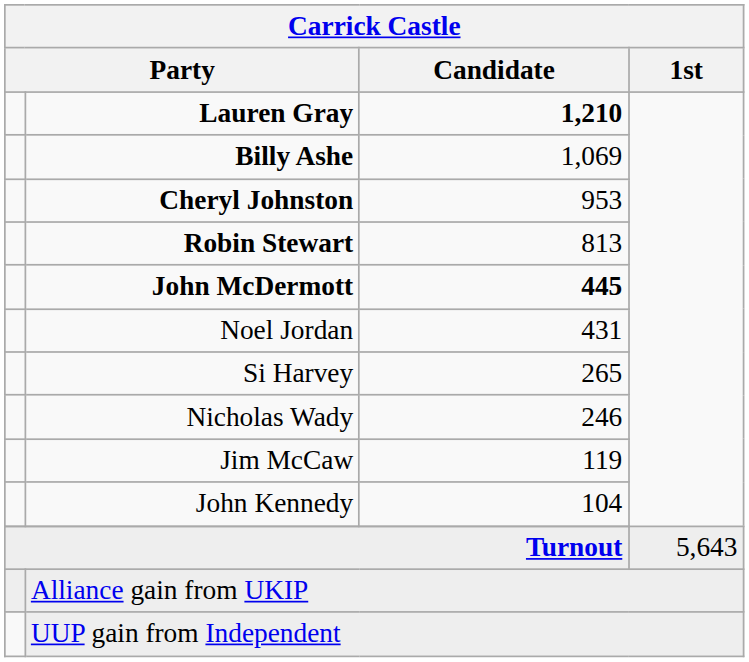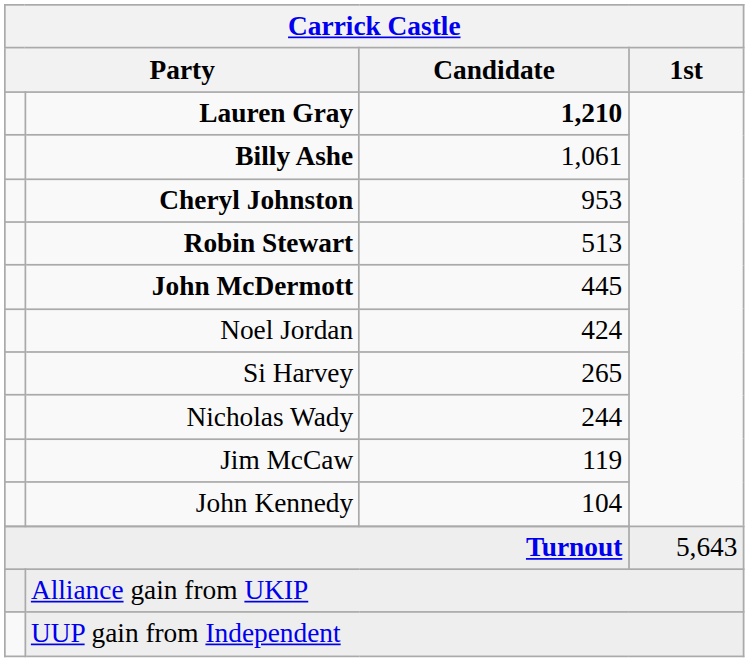(591, 156) 1,069 -> (591, 156) 1,061
(602, 243) 813 -> (602, 243) 513
(602, 286) bold -> (602, 286) normal
(602, 329) 431 -> (602, 329) 424
(602, 416) 246 -> (602, 416) 244
